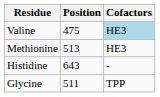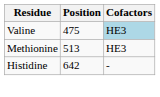(71, 65) 643 -> (71, 65) 642
- row: (24, 83)
